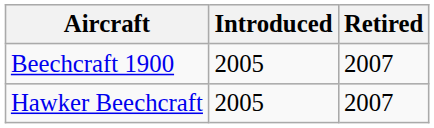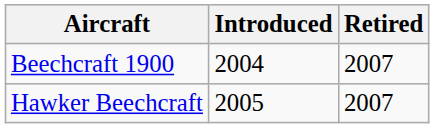(239, 63) 2005 -> (239, 63) 2004
